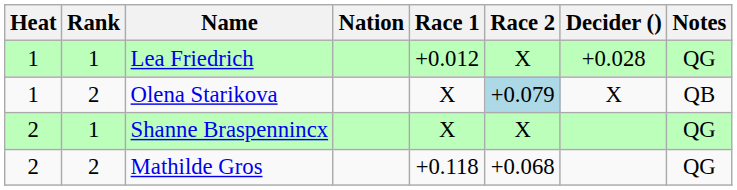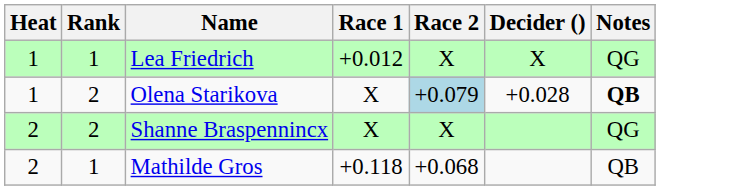- column: (371, 22)
(614, 58) +0.028 -> (538, 58) X
(614, 94) X -> (538, 94) +0.028
(699, 94) normal -> (623, 94) bold
(94, 130) 1 -> (94, 130) 2
(94, 166) 2 -> (94, 166) 1
(699, 166) QG -> (623, 166) QB
